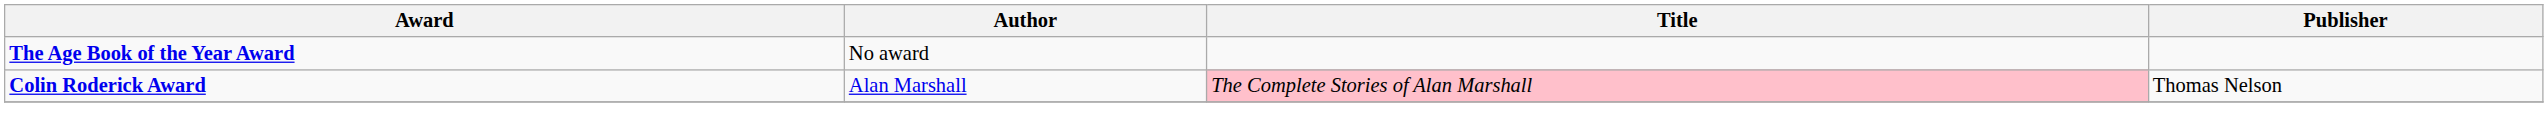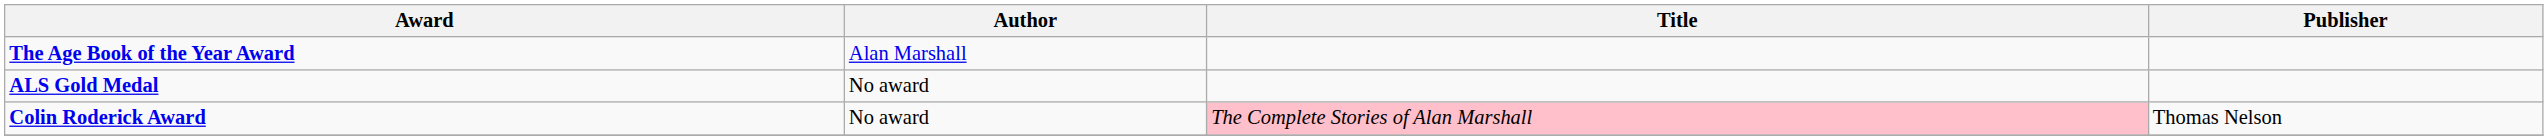(889, 53) No award -> (908, 53) Alan Marshall
+ row: (84, 85)
(908, 85) Alan Marshall -> (889, 118) No award
